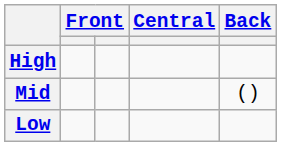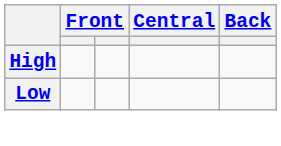- row: (33, 93)
